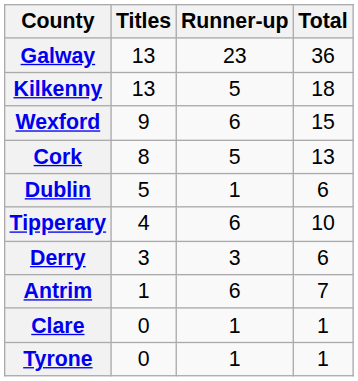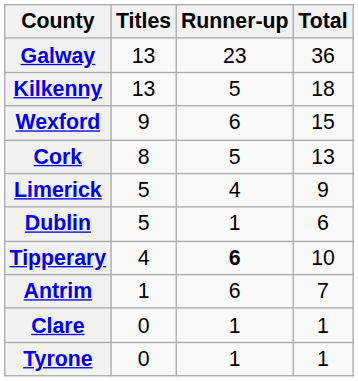+ row: (58, 190)
(235, 223) normal -> (235, 257) bold
- row: (58, 257)
